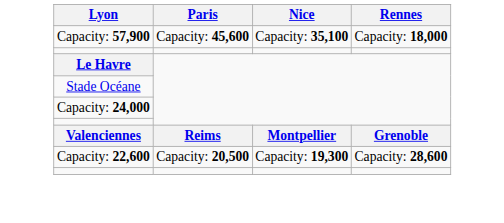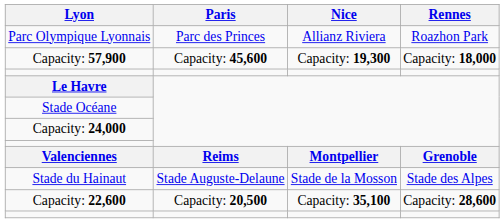+ row: (79, 36)
(302, 36) Capacity: 35,100 -> (344, 58) Capacity: 19,300
+ row: (79, 178)
(302, 157) Capacity: 19,300 -> (344, 200) Capacity: 35,100
